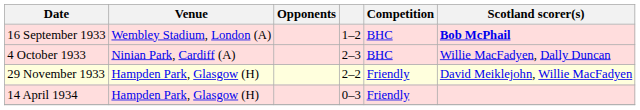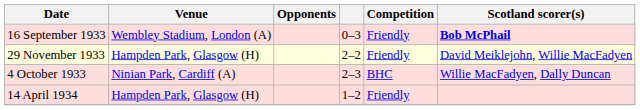(351, 34) 1–2 -> (351, 34) 0–3
(380, 34) BHC -> (388, 34) Friendly
rows swapped: (47, 54) <-> (56, 74)
(351, 94) 0–3 -> (351, 94) 1–2
